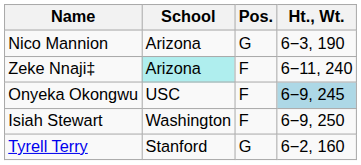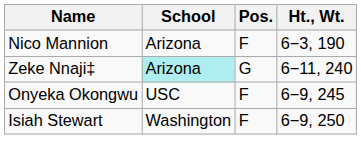(245, 43) G -> (244, 43) F
(244, 69) F -> (245, 69) G
(313, 95) lightblue background -> (313, 95) no background
- row: (48, 146)
